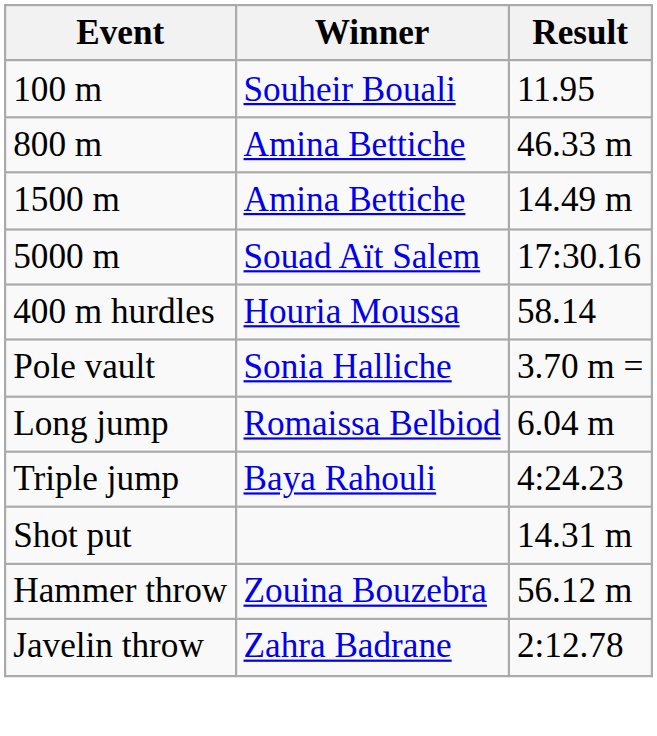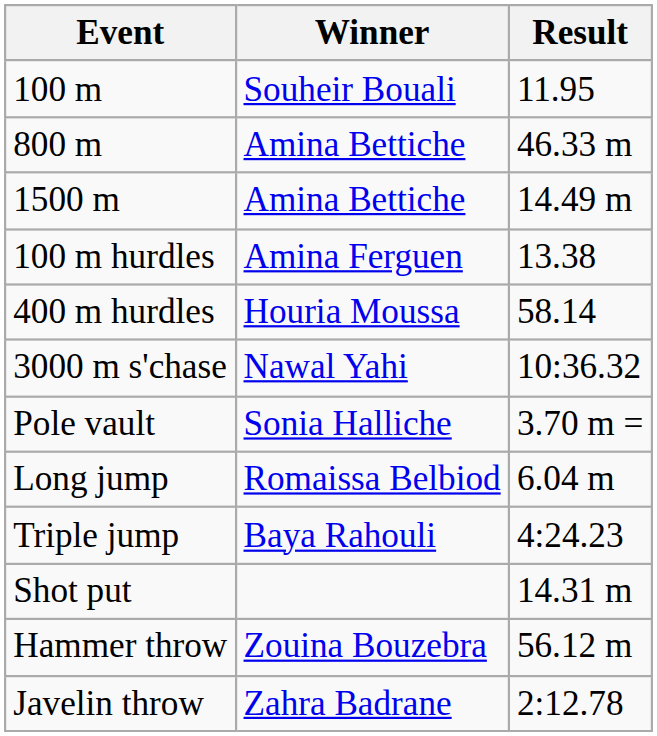- row: (67, 255)
+ row: (114, 255)
+ row: (120, 367)
